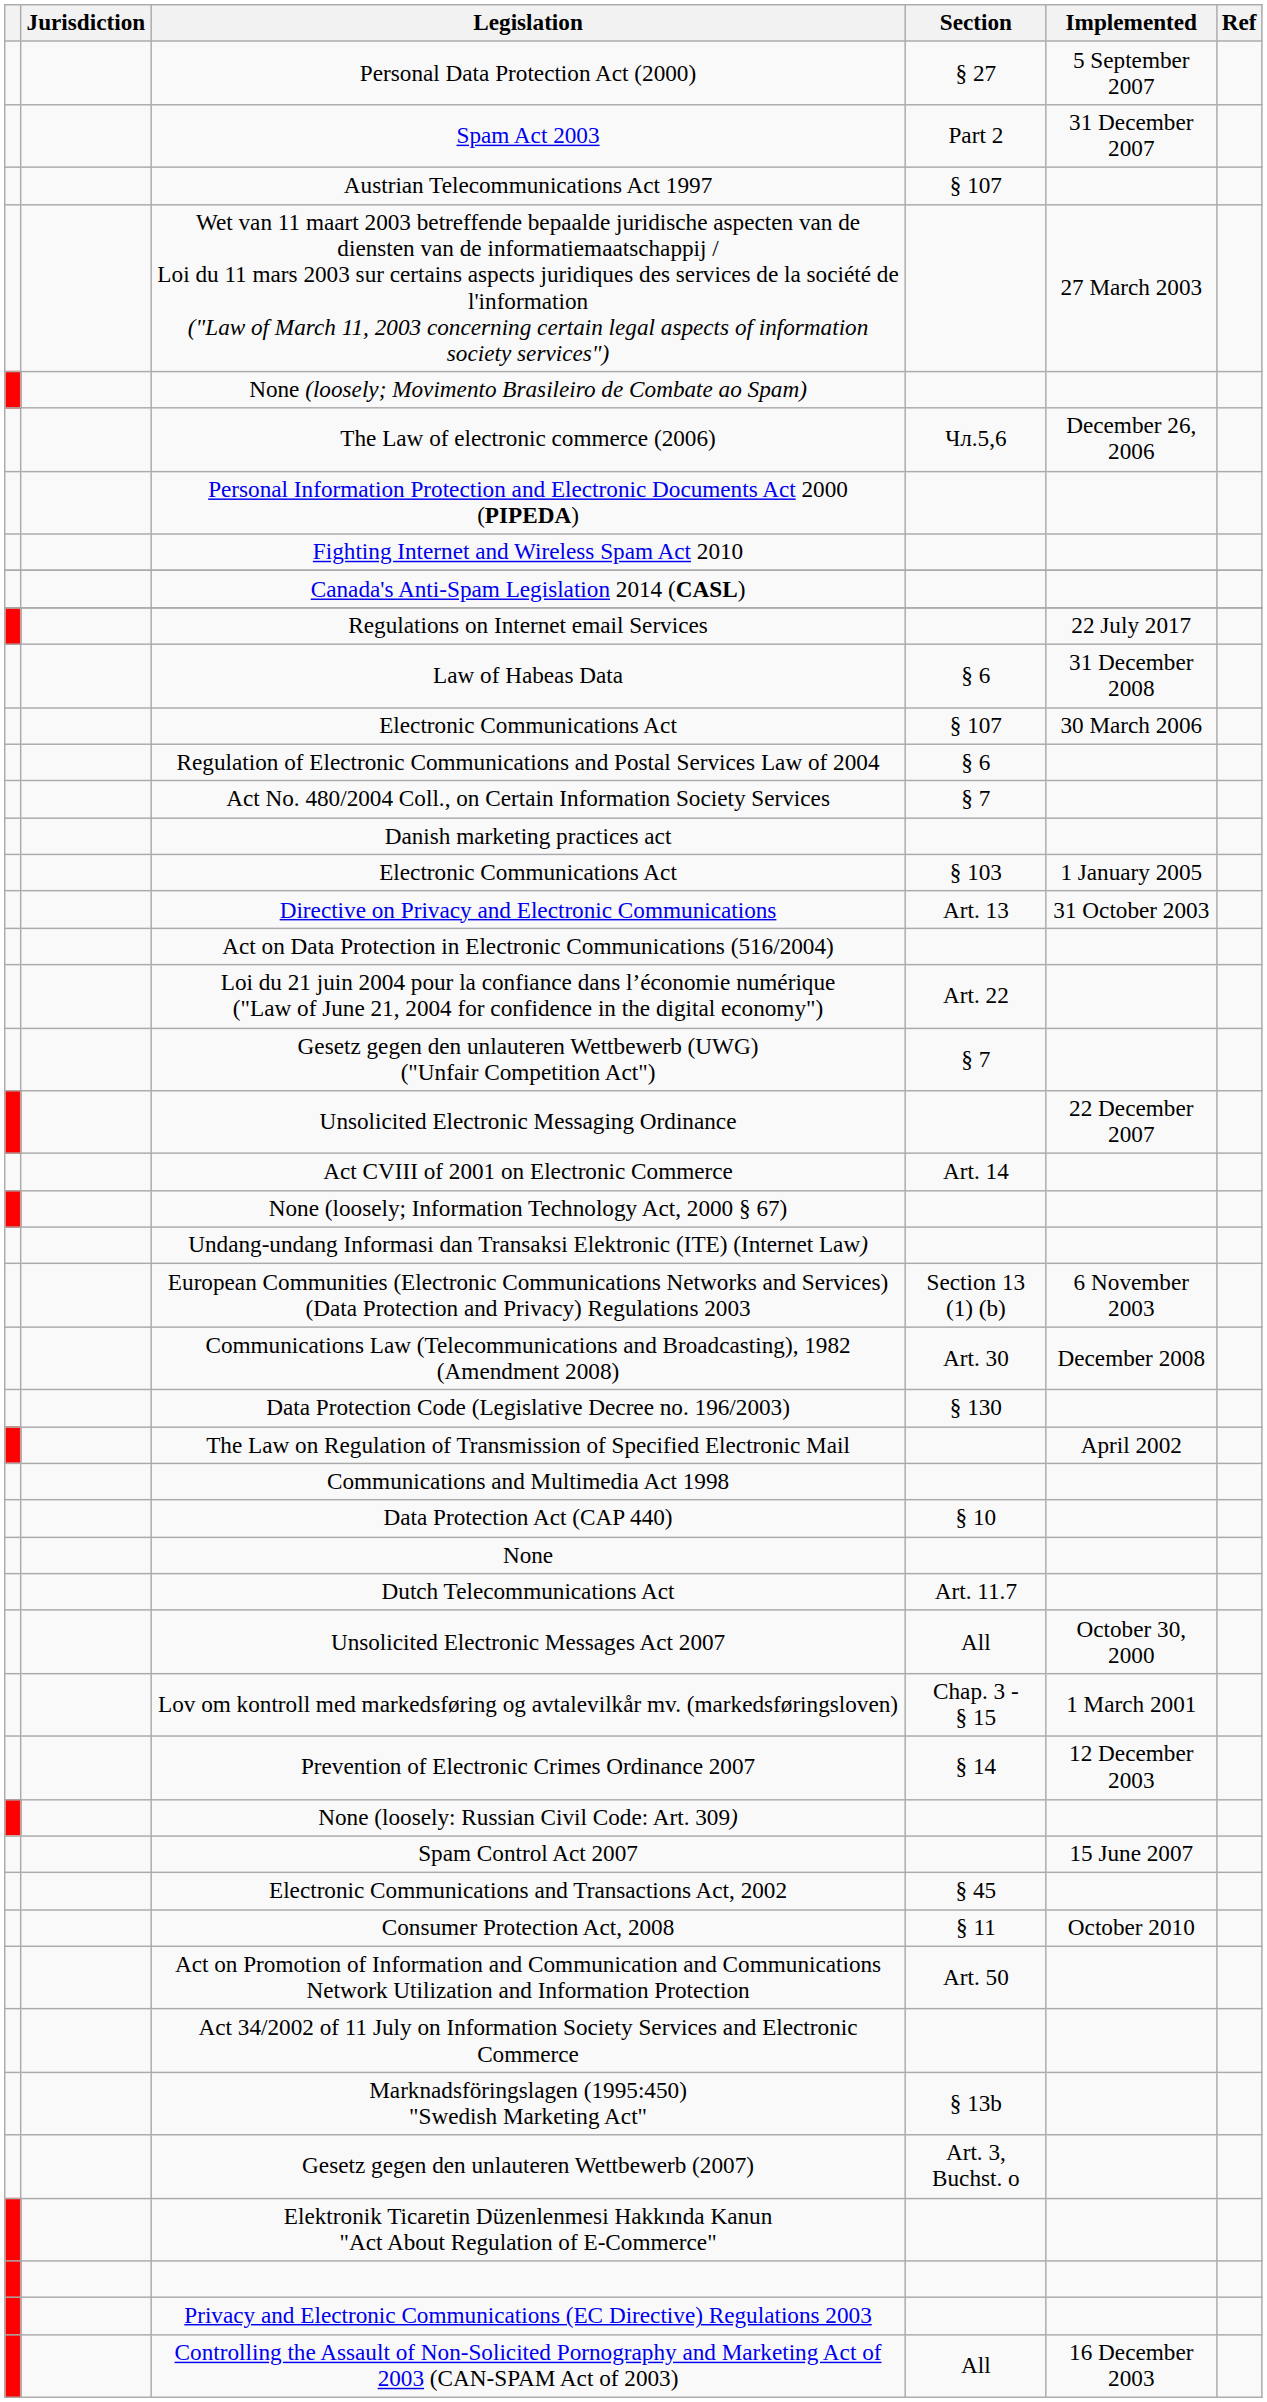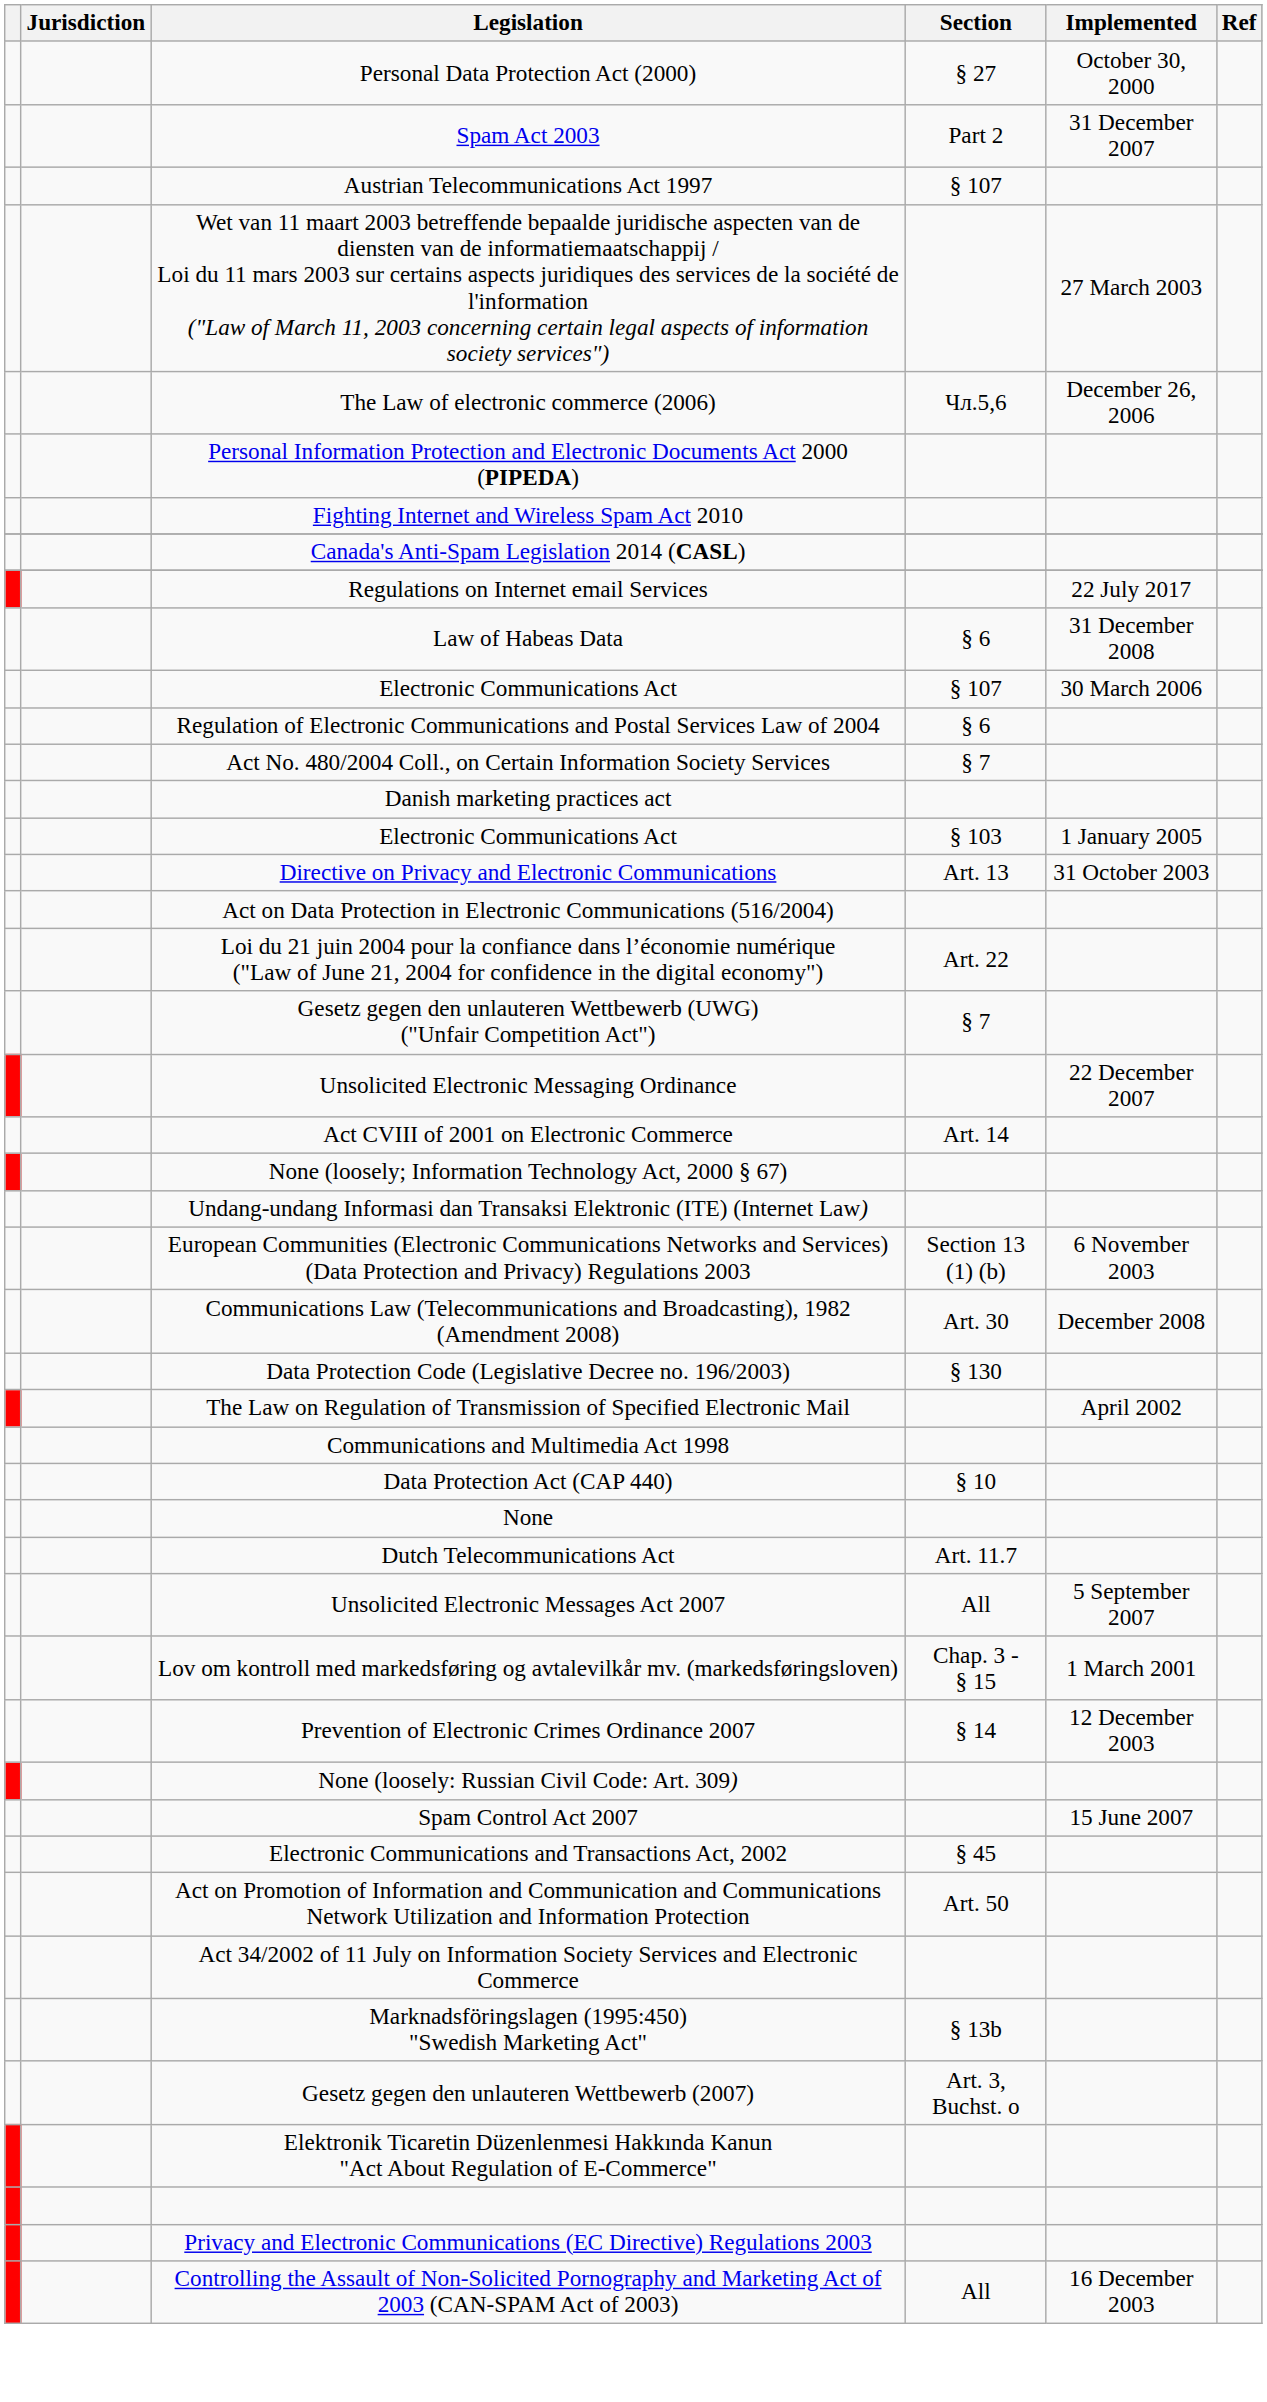(1131, 72) 5 September 2007 -> (1131, 72) October 30, 2000
- row: (528, 389)
(1131, 1641) October 30, 2000 -> (1131, 1604) 5 September 2007
- row: (528, 1927)
